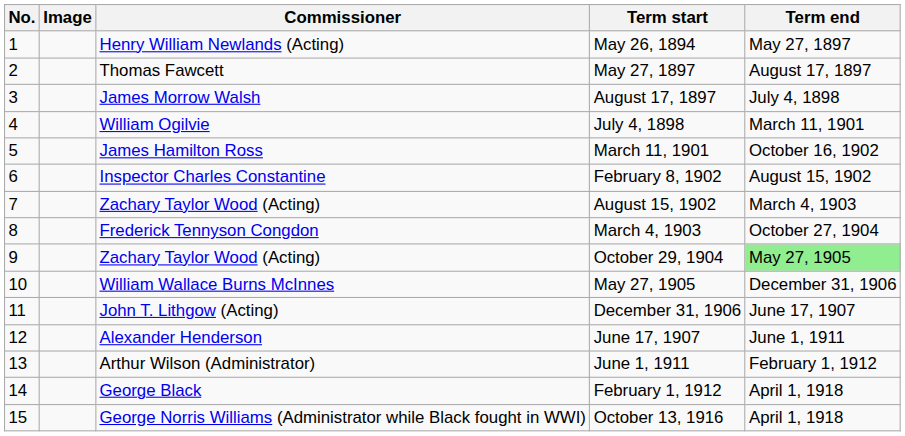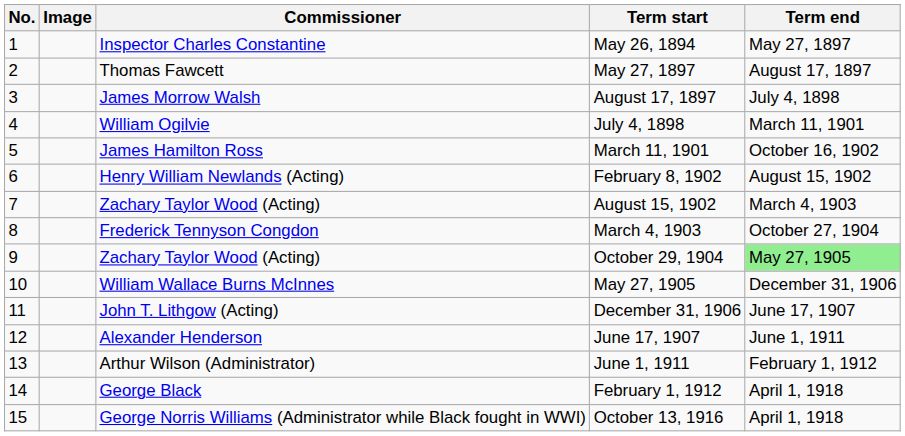(222, 44) Henry William Newlands (Acting) -> (213, 44) Inspector Charles Constantine
(213, 177) Inspector Charles Constantine -> (222, 177) Henry William Newlands (Acting)
